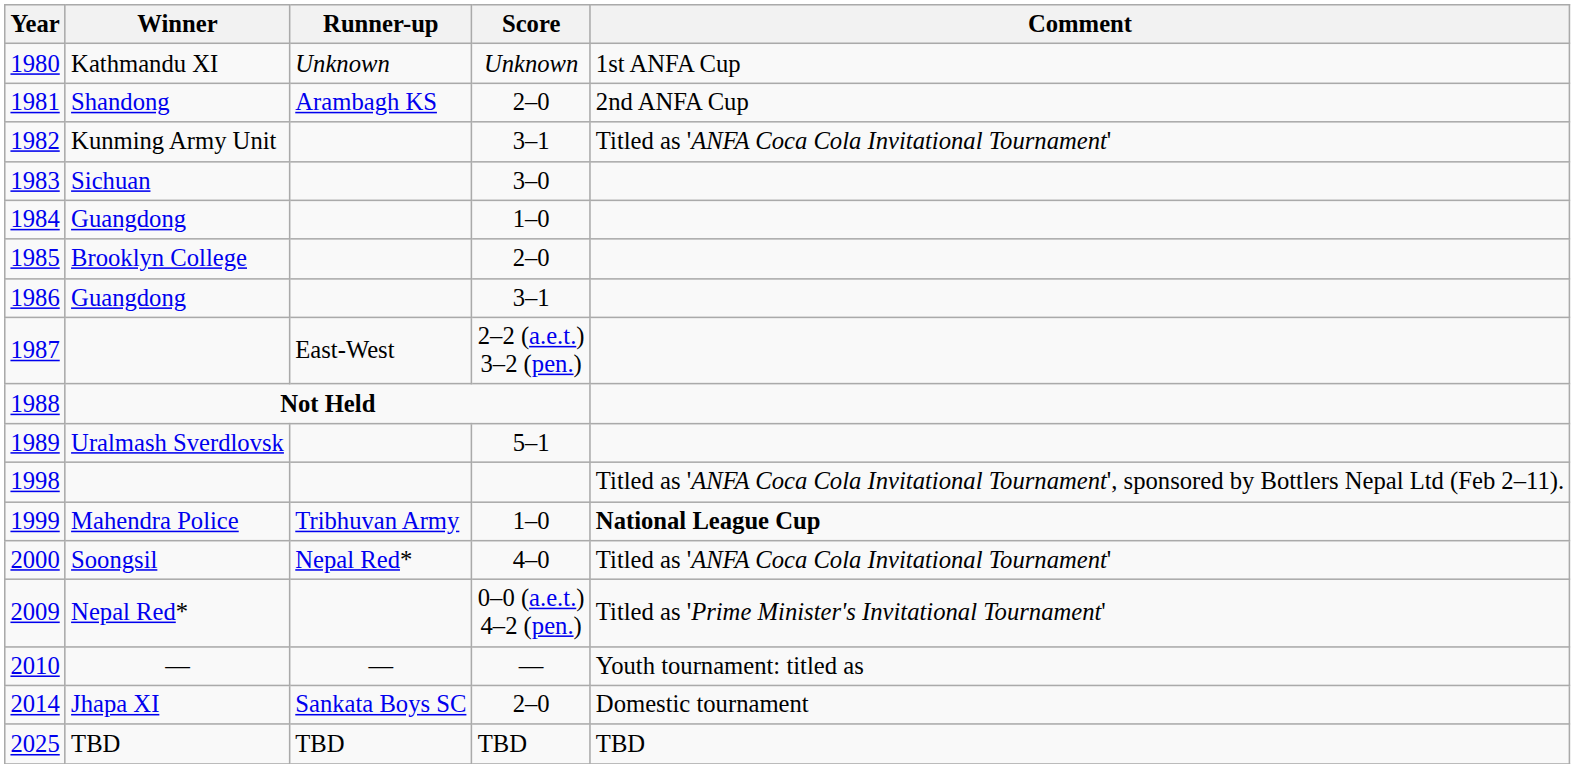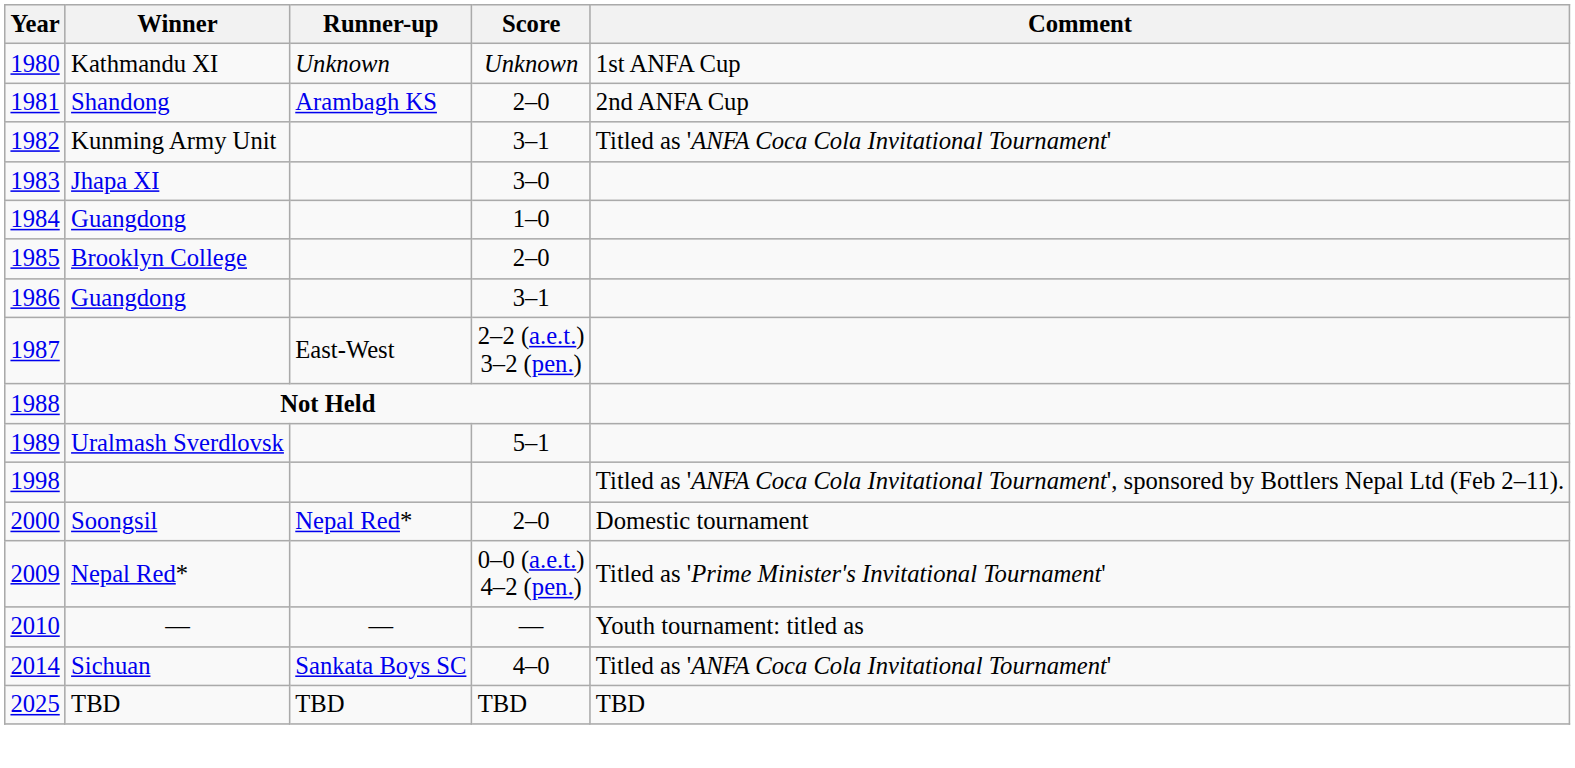(111, 180) Sichuan -> (115, 180) Jhapa XI
- row: (35, 520)
(531, 559) 4–0 -> (531, 520) 2–0
(854, 559) Titled as 'ANFA Coca Cola Invitational Tournament' -> (702, 520) Domestic tournament
(115, 704) Jhapa XI -> (111, 665) Sichuan
(531, 704) 2–0 -> (531, 665) 4–0
(702, 704) Domestic tournament -> (854, 665) Titled as 'ANFA Coca Cola Invitational Tournament'
